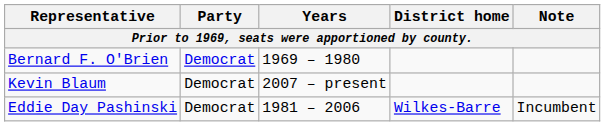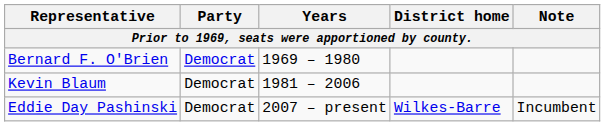(325, 85) 2007 – present -> (311, 85) 1981 – 2006
(311, 109) 1981 – 2006 -> (325, 109) 2007 – present
